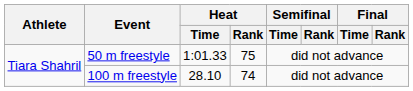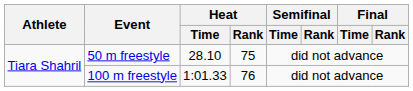(205, 55) 1:01.33 -> (205, 55) 28.10
(205, 76) 28.10 -> (205, 76) 1:01.33
(248, 76) 74 -> (248, 76) 76
